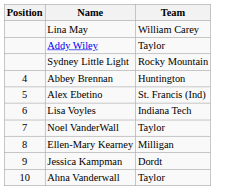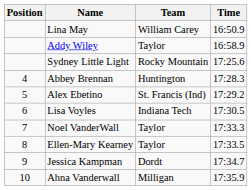+ column: (229, 12)
(156, 144) Milligan -> (151, 144) Taylor
(151, 177) Taylor -> (156, 177) Milligan
